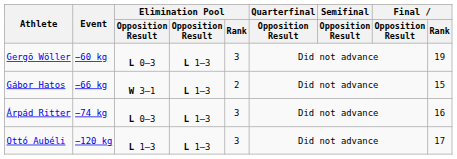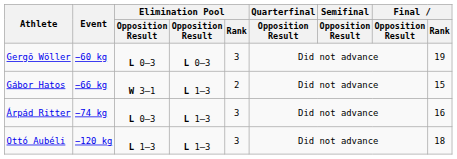(197, 63) L 1–3 -> (197, 63) L 0–3
(440, 140) 17 -> (440, 140) 18
